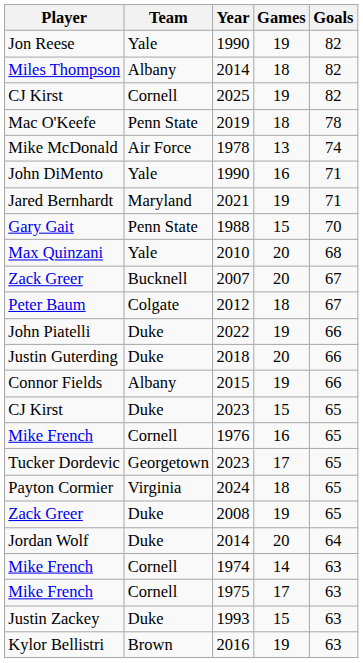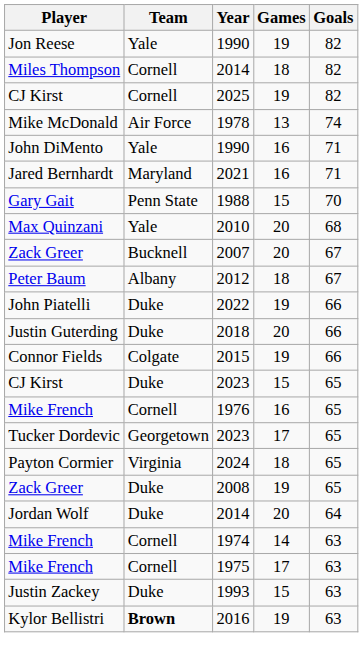(152, 69) Albany -> (152, 69) Cornell
- row: (52, 122)
(281, 200) 19 -> (281, 174) 16
(153, 305) Colgate -> (152, 278) Albany
(152, 383) Albany -> (153, 357) Colgate
(150, 644) normal -> (151, 618) bold
